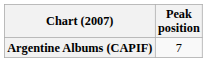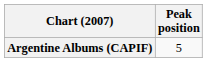(179, 47) 7 -> (179, 47) 5
